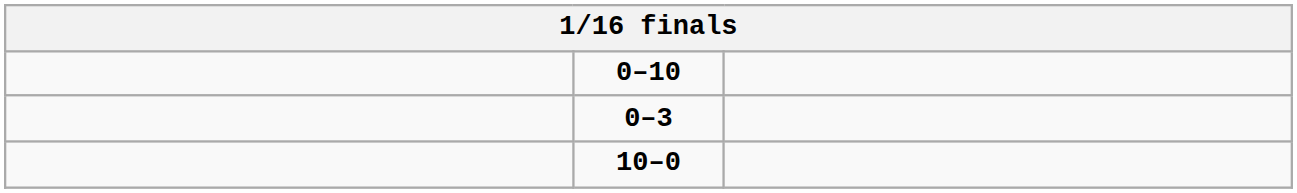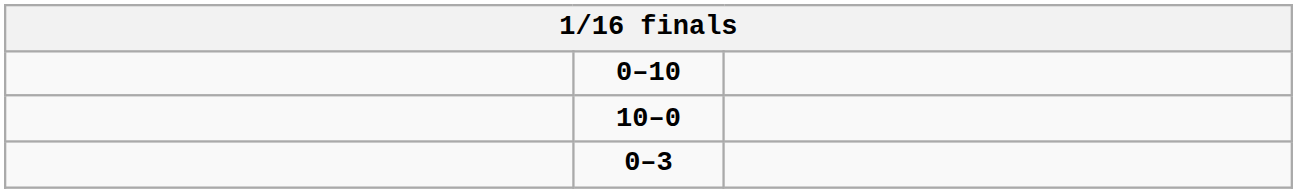rows swapped: (648, 118) <-> (648, 164)
